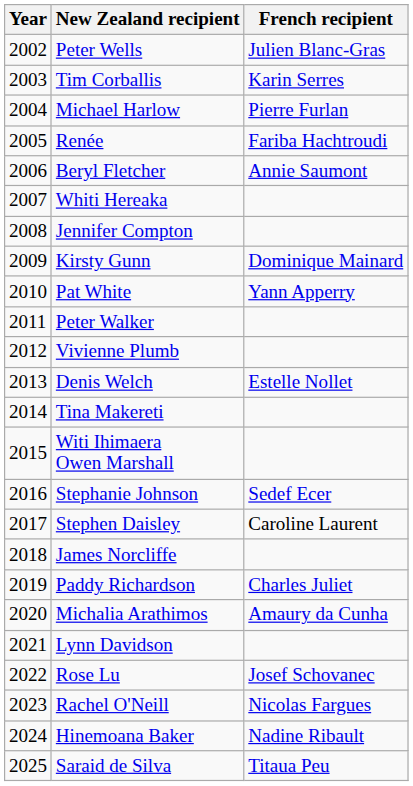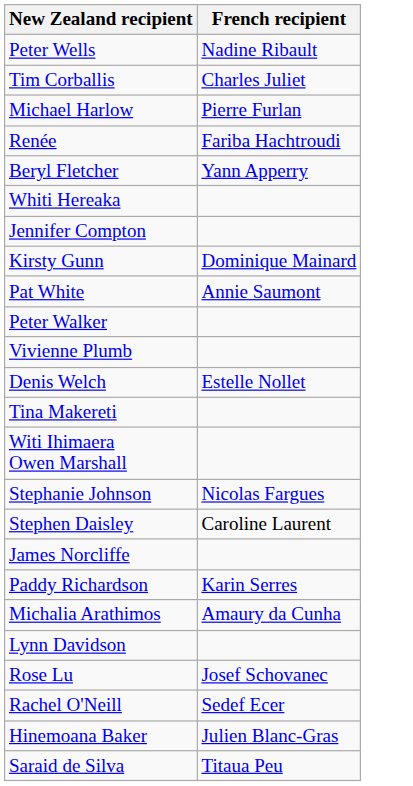- column: (28, 19)
(317, 49) Julien Blanc-Gras -> (259, 49) Nadine Ribault
(296, 79) Karin Serres -> (254, 79) Charles Juliet
(308, 170) Annie Saumont -> (255, 170) Yann Apperry
(302, 291) Yann Apperry -> (261, 291) Annie Saumont
(290, 493) Sedef Ecer -> (263, 493) Nicolas Fargues
(300, 584) Charles Juliet -> (249, 584) Karin Serres
(310, 705) Nicolas Fargues -> (243, 705) Sedef Ecer
(306, 735) Nadine Ribault -> (270, 735) Julien Blanc-Gras
